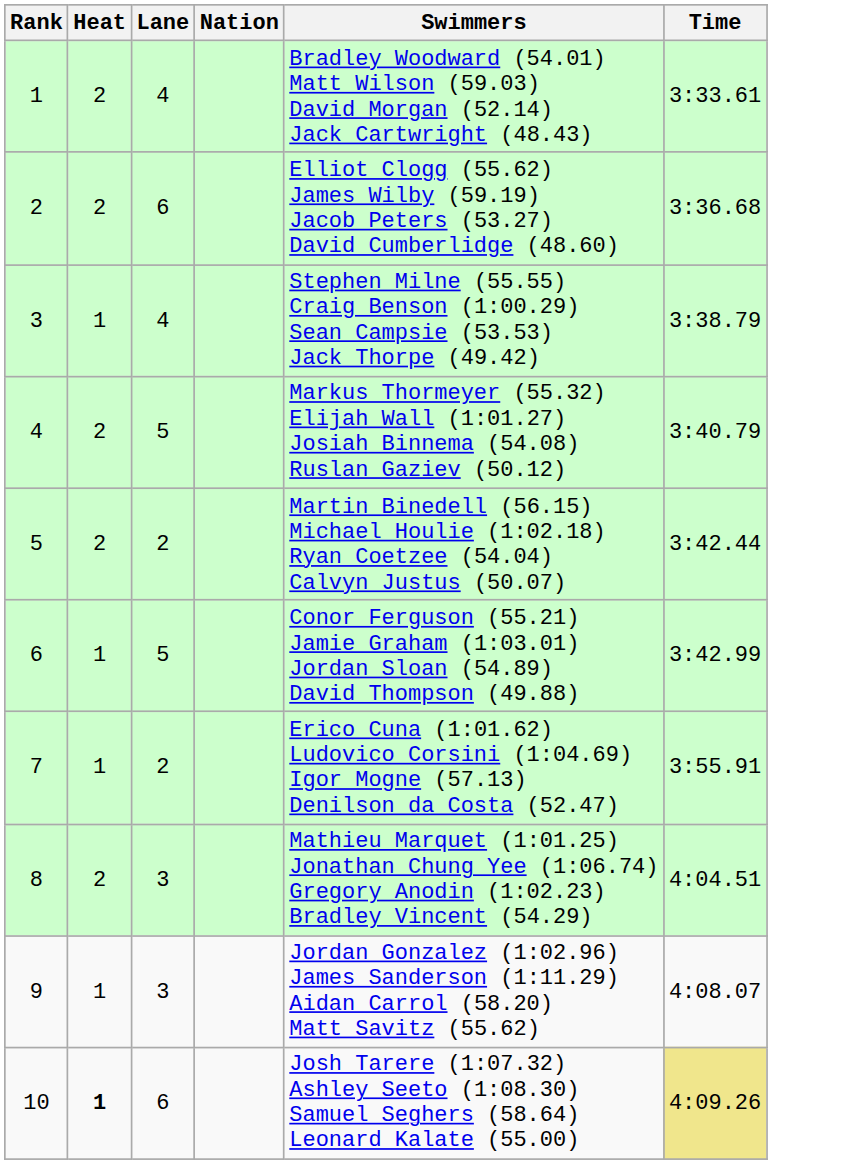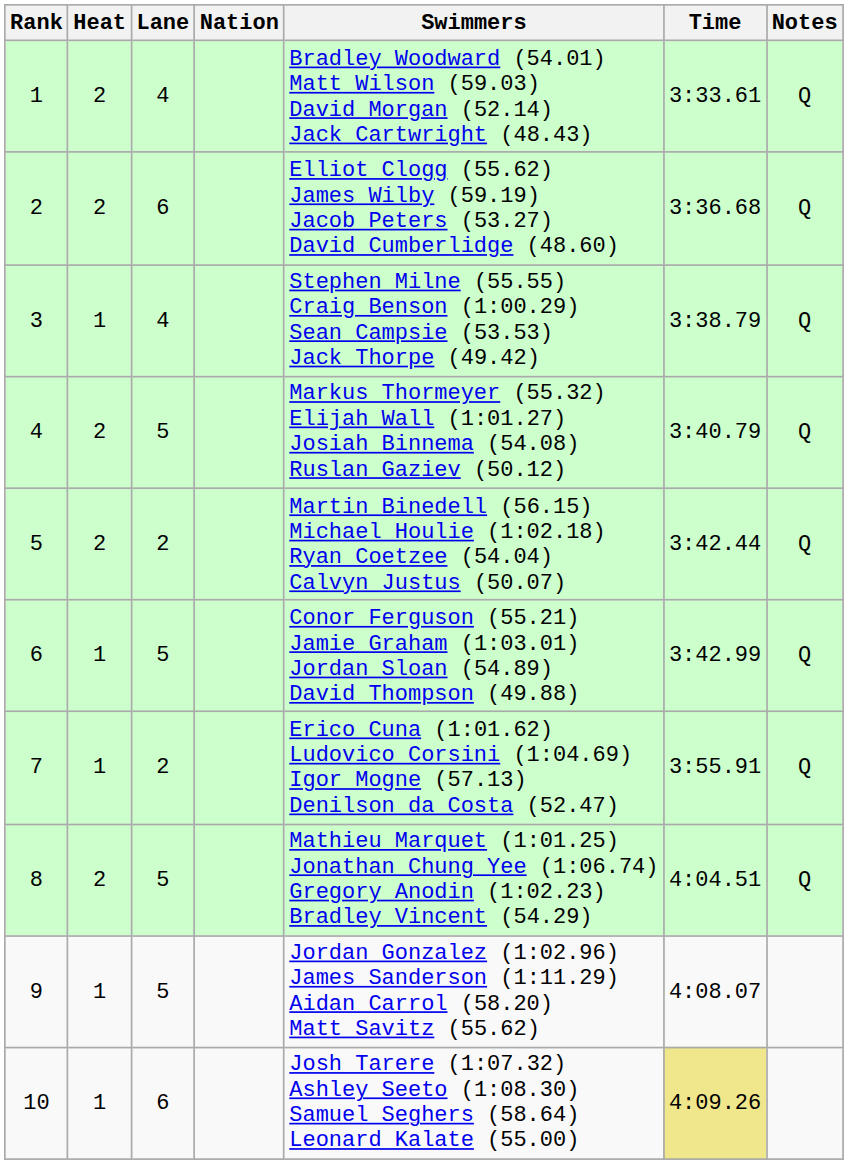+ column: (805, 23)
(163, 880) 3 -> (163, 880) 5
(163, 991) 3 -> (163, 991) 5
(100, 1103) bold -> (100, 1103) normal
